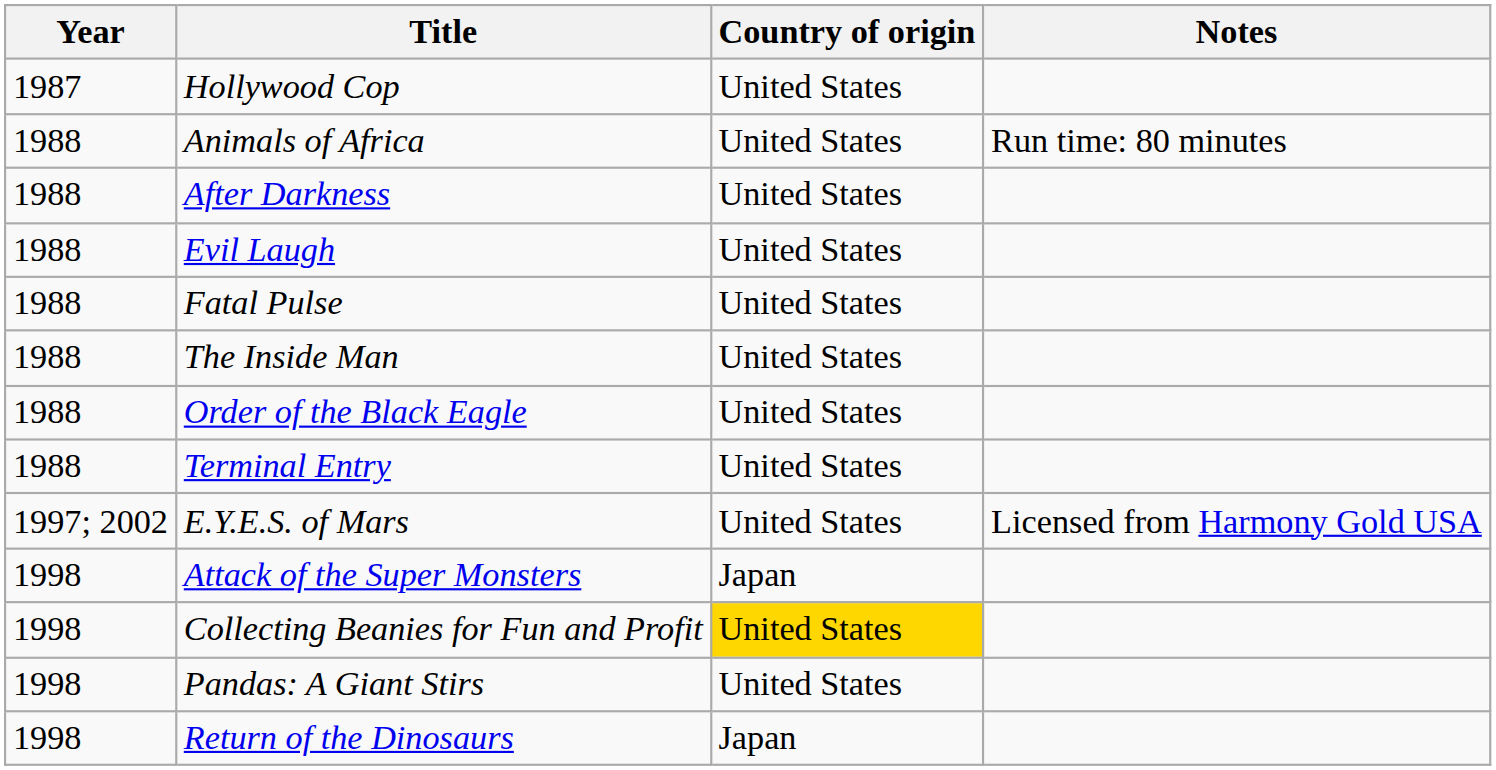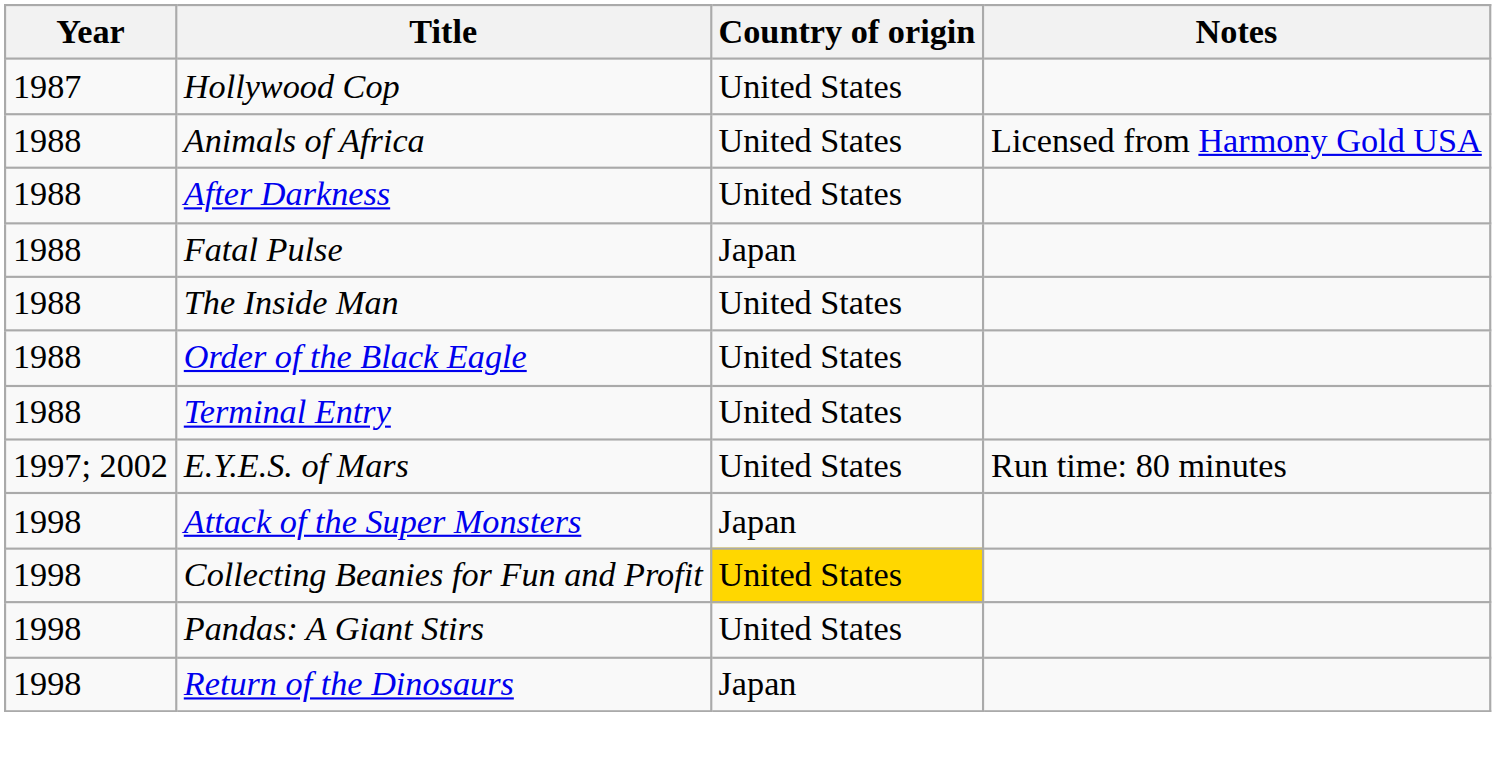(1139, 140) Run time: 80 minutes -> (1236, 140) Licensed from Harmony Gold USA
- row: (259, 248)
(810, 303) United States -> (758, 248) Japan
(1236, 520) Licensed from Harmony Gold USA -> (1139, 466) Run time: 80 minutes
